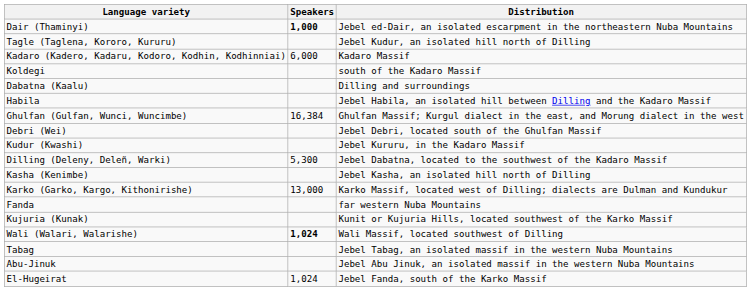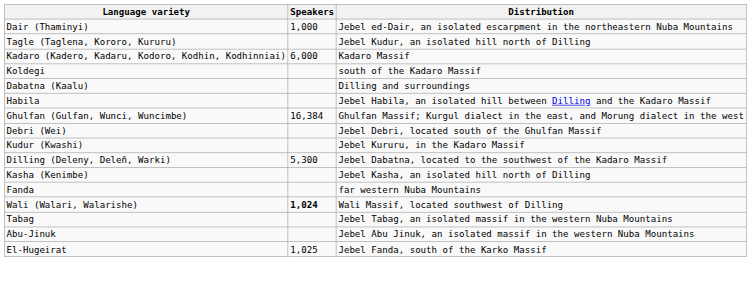(304, 27) bold -> (304, 27) normal
- row: (100, 190)
- row: (48, 219)
(304, 279) 1,024 -> (304, 249) 1,025
